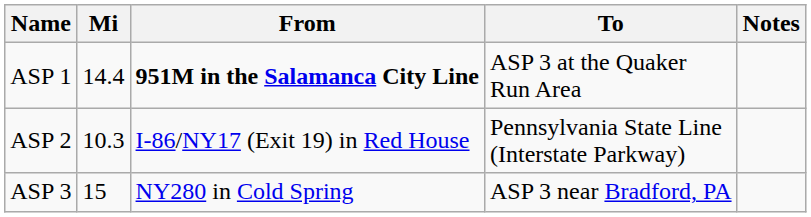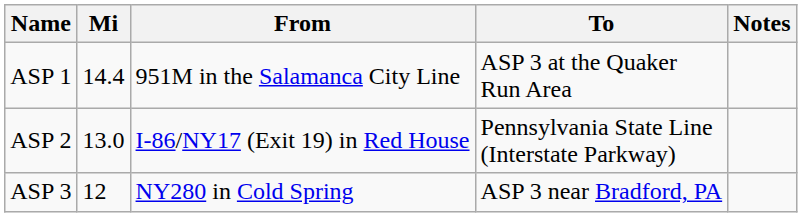(307, 75) bold -> (298, 75) normal
(103, 140) 10.3 -> (103, 140) 13.0
(94, 191) 15 -> (94, 191) 12
